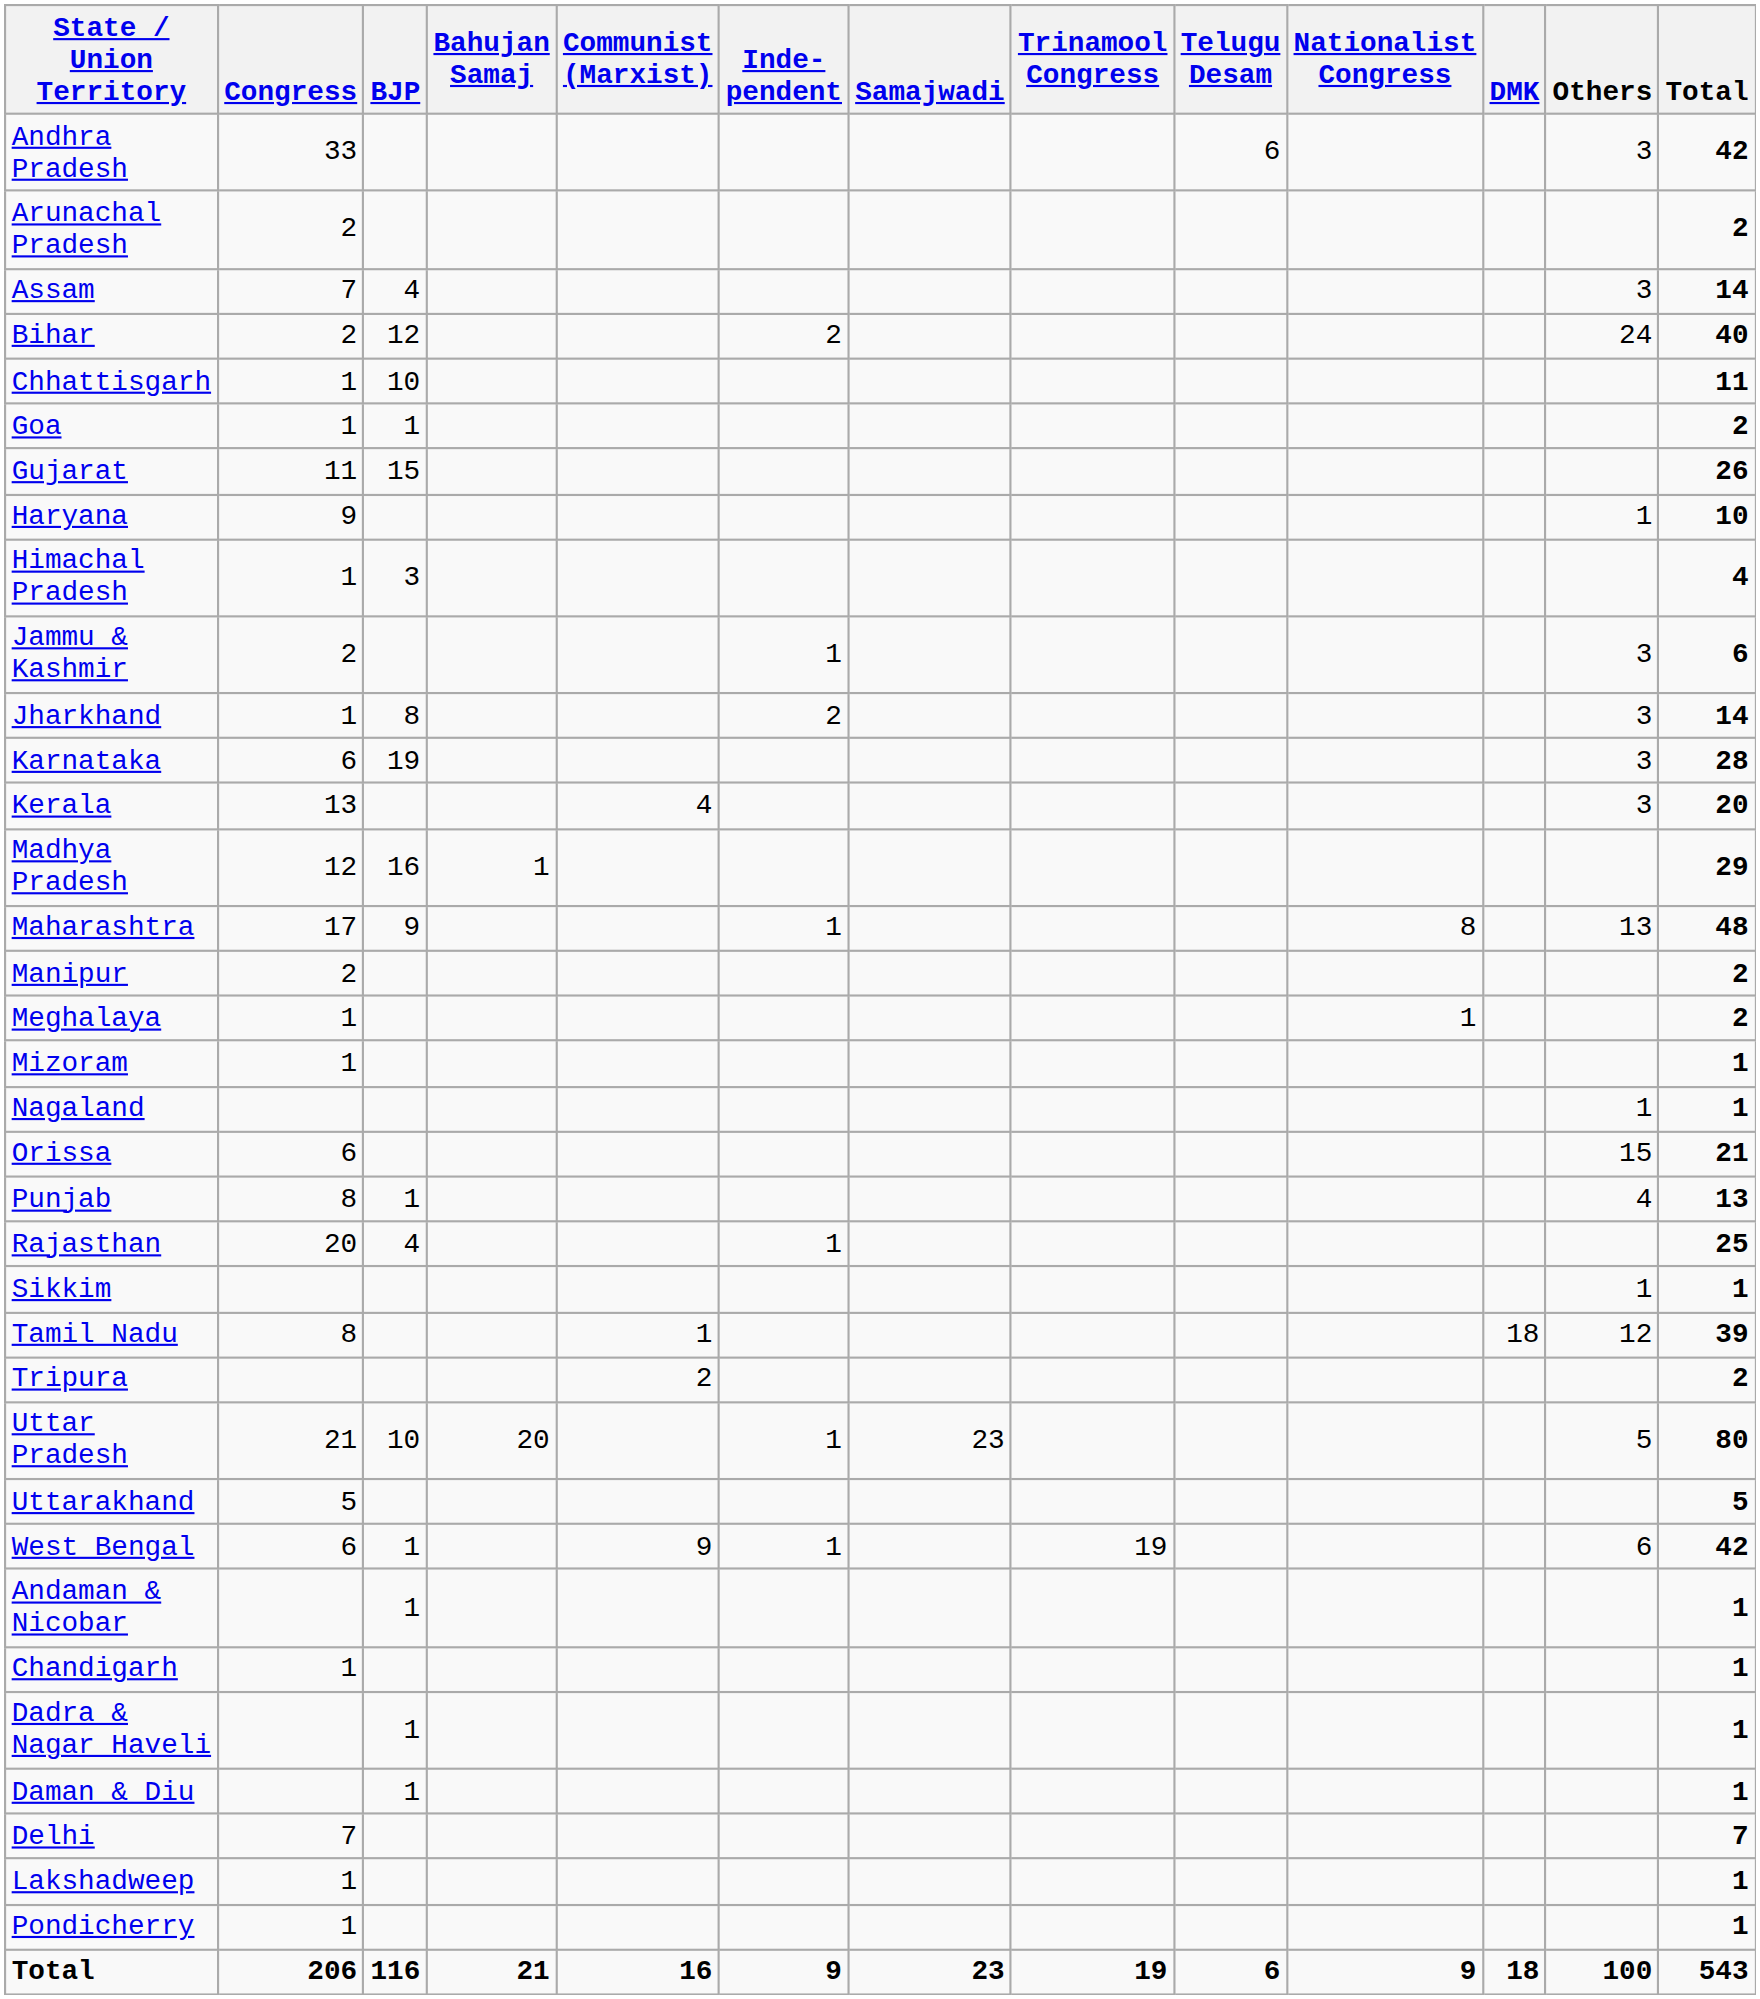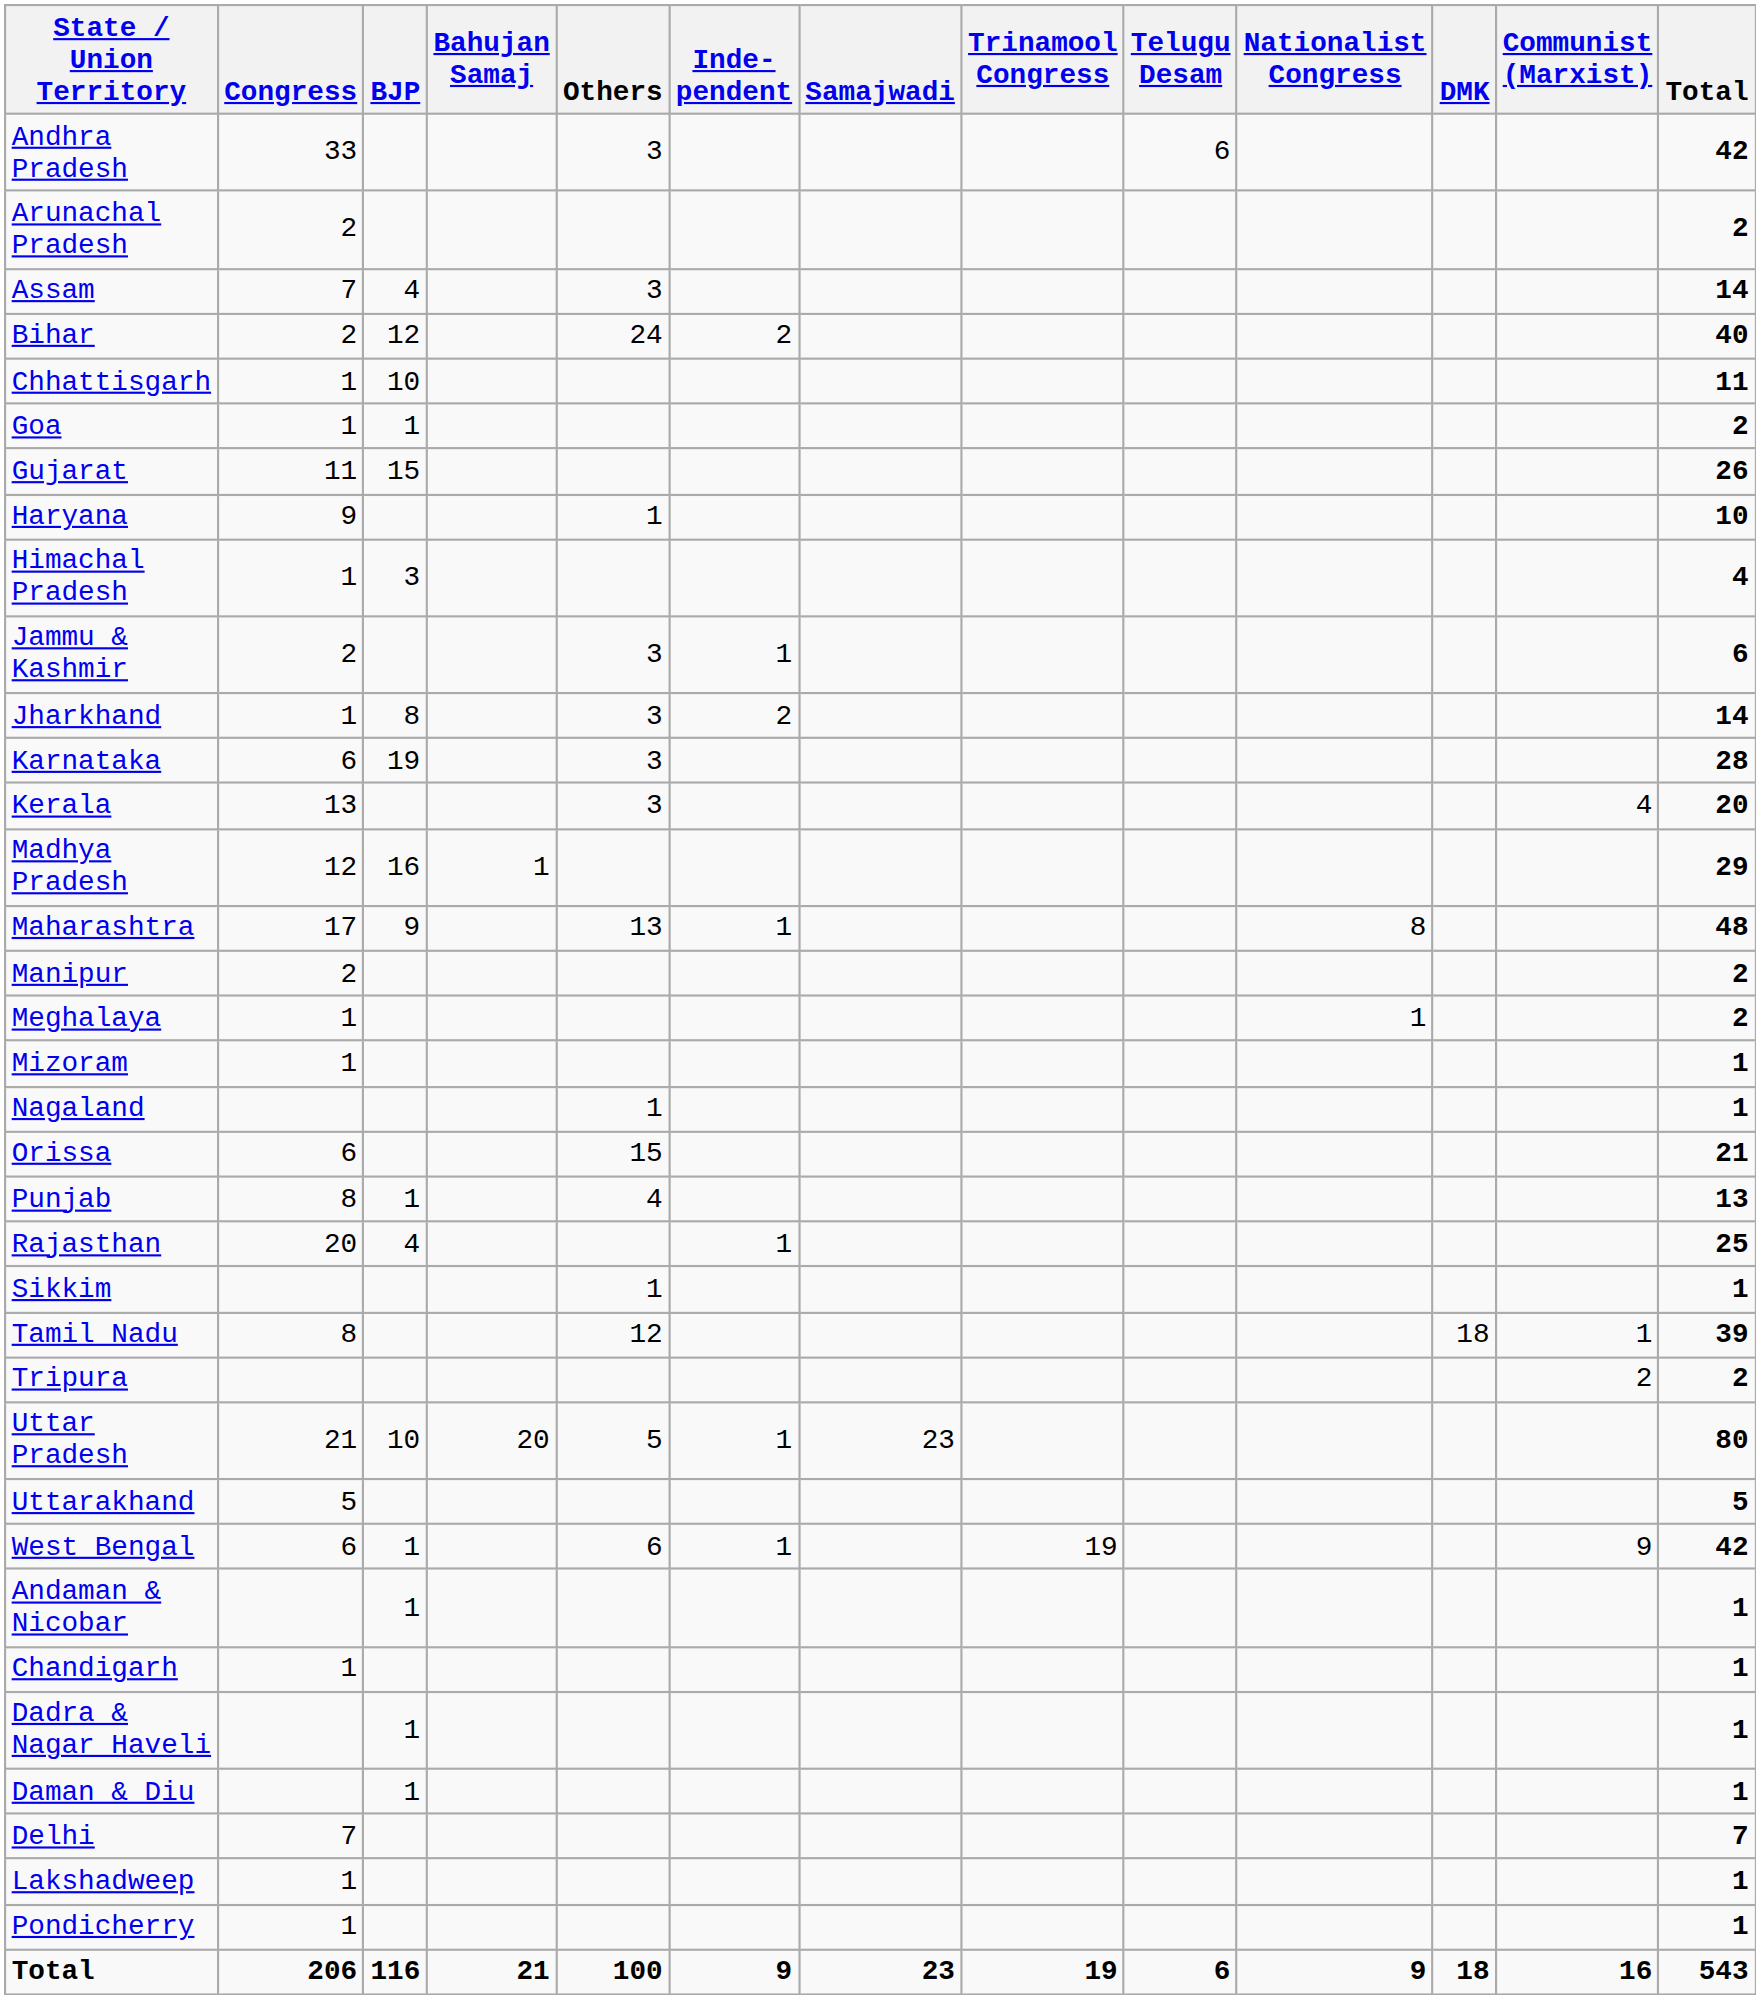columns swapped: (638, 60) <-> (1602, 92)
